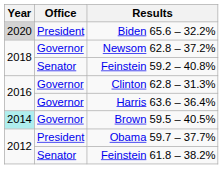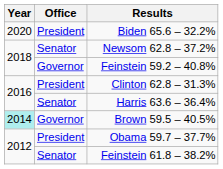(19, 31) lightgrey background -> (19, 31) no background
(60, 48) Governor -> (57, 48) Senator
(57, 66) Senator -> (60, 66) Governor
(60, 84) Governor -> (61, 84) President
(60, 102) Governor -> (57, 102) Senator
